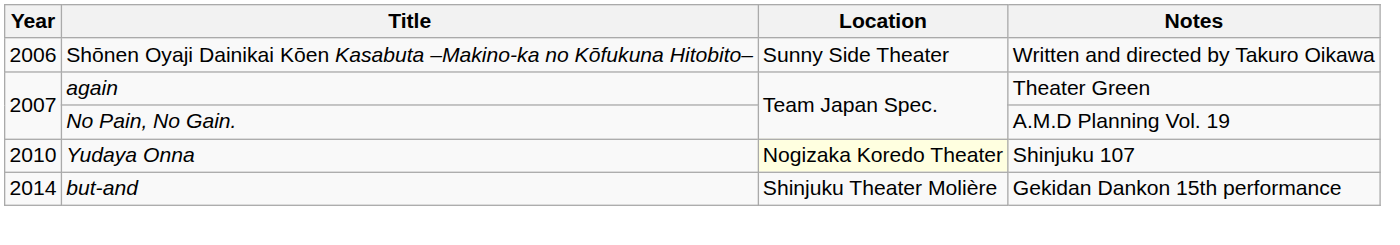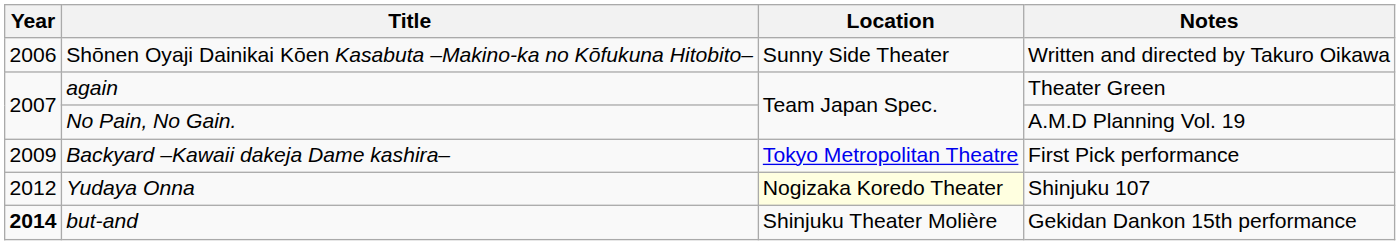+ row: (258, 155)
(33, 155) 2010 -> (33, 188) 2012
(33, 188) normal -> (33, 222) bold
